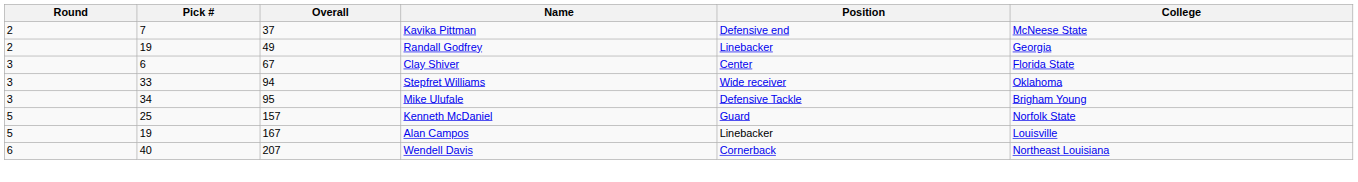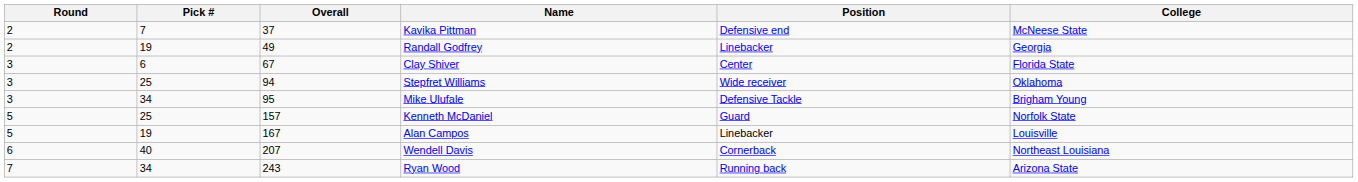(146, 82) 33 -> (146, 82) 25
+ row: (432, 168)
